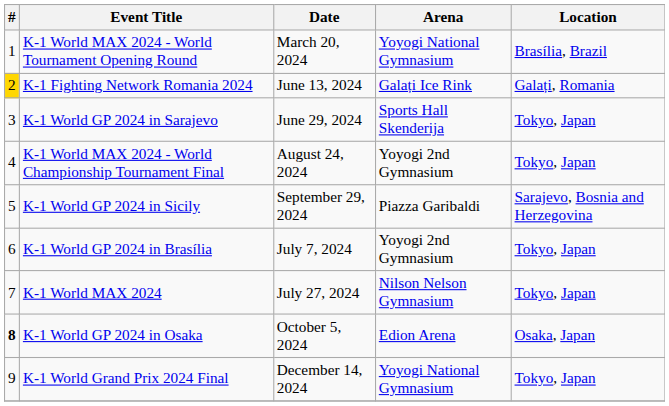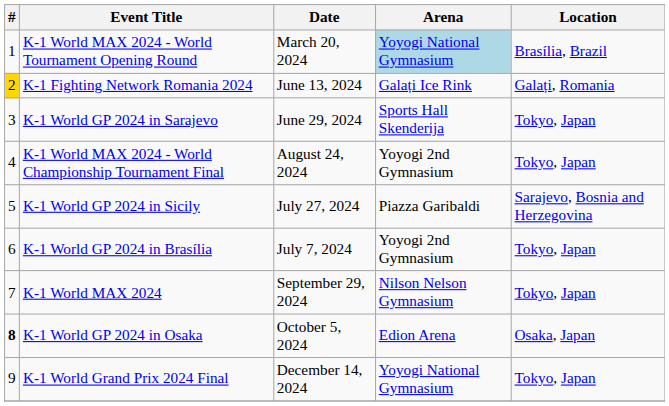(429, 51) no background -> (429, 51) lightblue background
(321, 206) September 29, 2024 -> (318, 206) July 27, 2024
(318, 292) July 27, 2024 -> (321, 292) September 29, 2024
